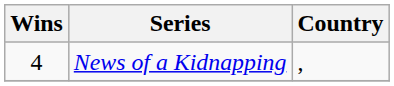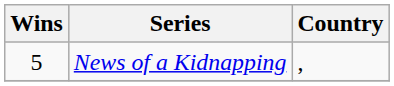(37, 61) 4 -> (37, 61) 5
